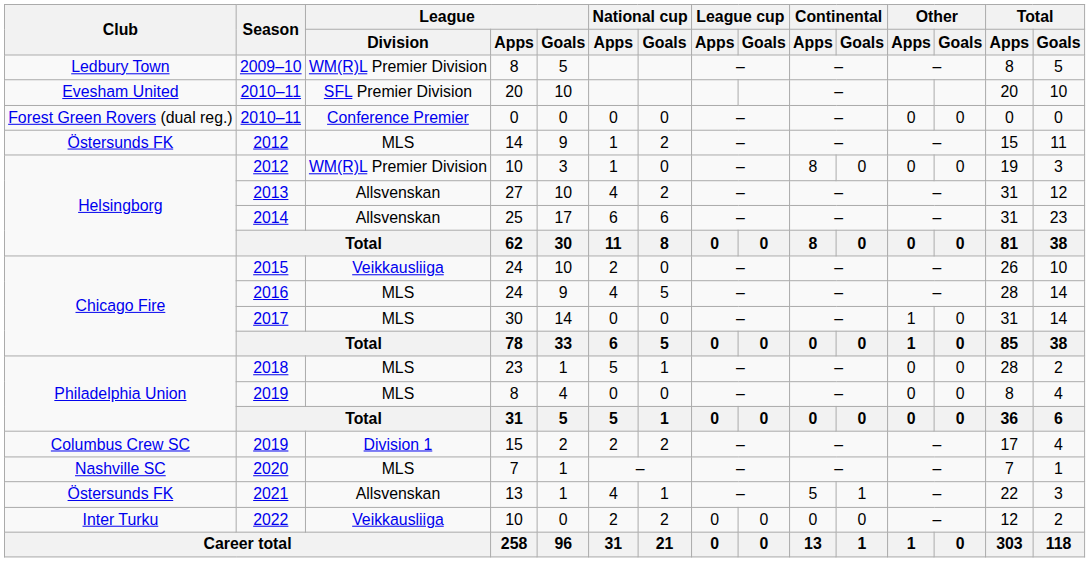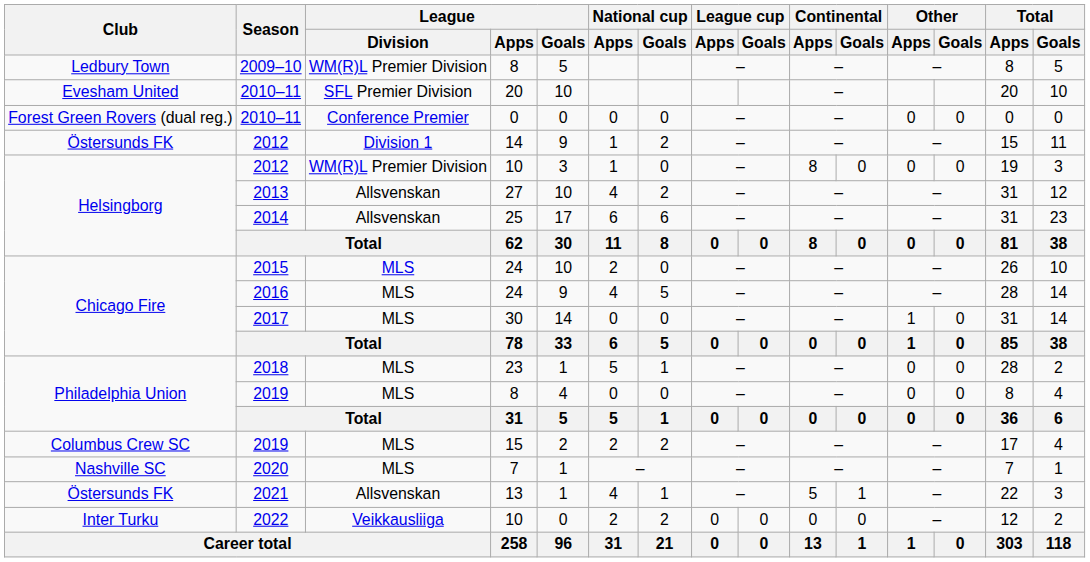(398, 142) MLS -> (398, 142) Division 1
(398, 268) Veikkausliiga -> (398, 268) MLS
(398, 444) Division 1 -> (398, 444) MLS
